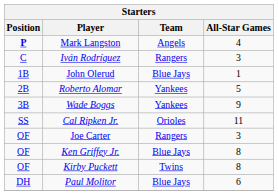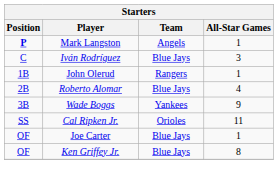(238, 43) 4 -> (238, 43) 1
(171, 58) Rangers -> (171, 58) Blue Jays
(171, 74) Blue Jays -> (171, 74) Rangers
(171, 89) Yankees -> (171, 89) Blue Jays
(238, 89) 5 -> (238, 89) 4
(171, 136) Rangers -> (171, 136) Blue Jays
(238, 136) 3 -> (238, 136) 1
- row: (90, 167)
- row: (90, 182)
